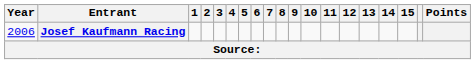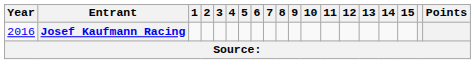(21, 32) 2006 -> (21, 32) 2016
